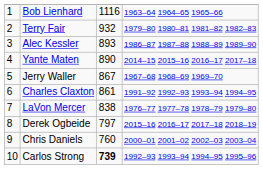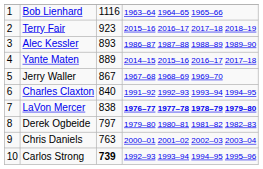(107, 28) 932 -> (107, 28) 923
(190, 28) 1979–80 1980–81 1981–82 1982–83 -> (190, 28) 2015–16 2016–17 2017–18 2018–19
(107, 60) 890 -> (107, 60) 889
(107, 92) 861 -> (107, 92) 840
(190, 108) normal -> (190, 108) bold
(190, 124) 2015–16 2016–17 2017–18 2018–19 -> (190, 124) 1979–80 1980–81 1981–82 1982–83
(107, 140) 760 -> (107, 140) 763
